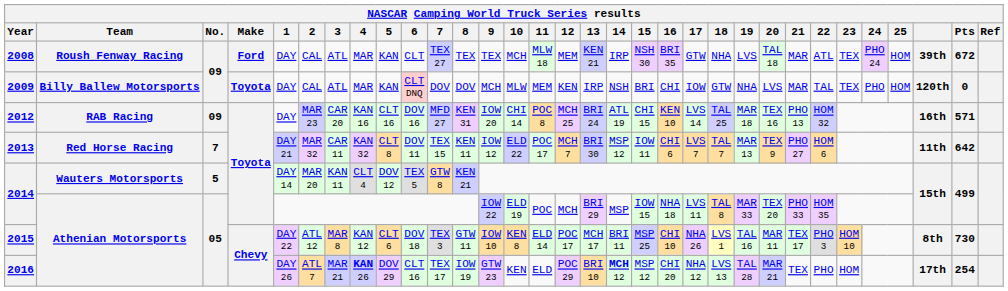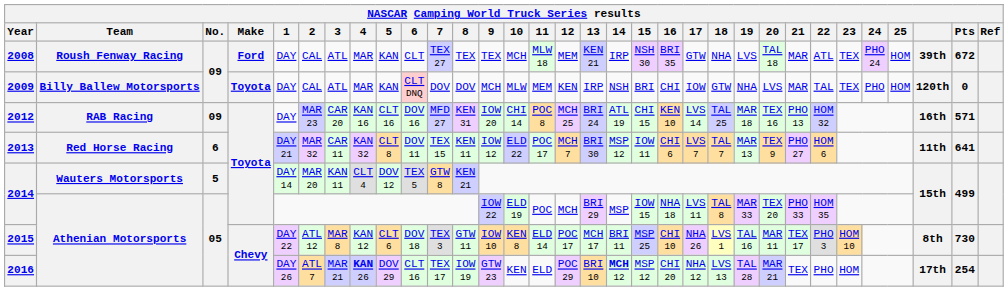(215, 148) 7 -> (215, 148) 6
(965, 148) 642 -> (965, 148) 641
